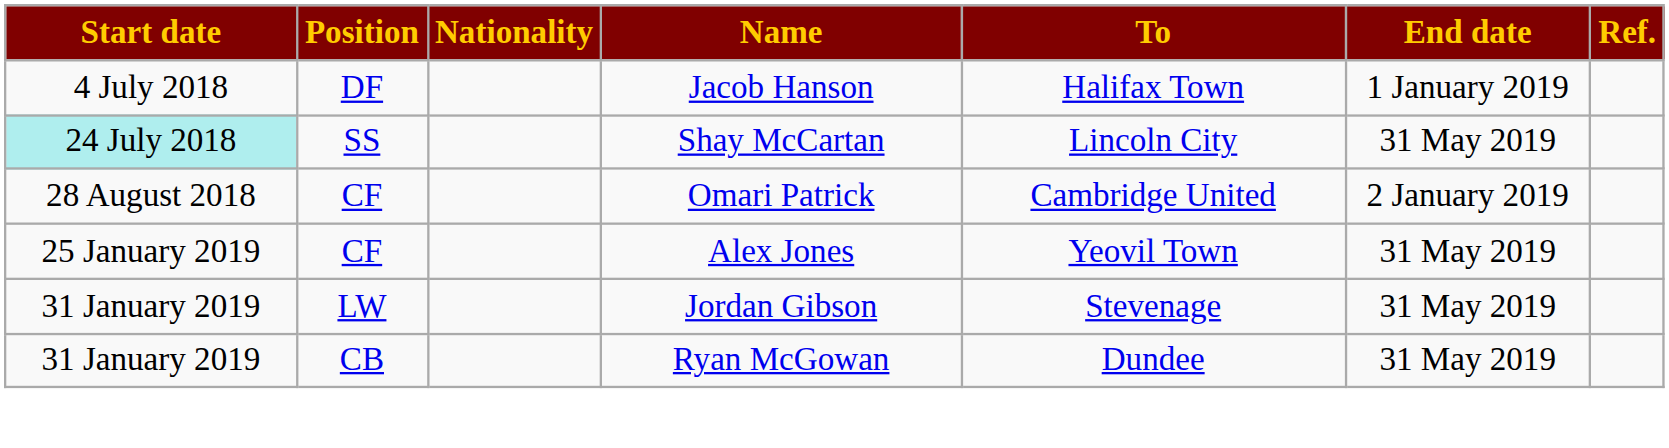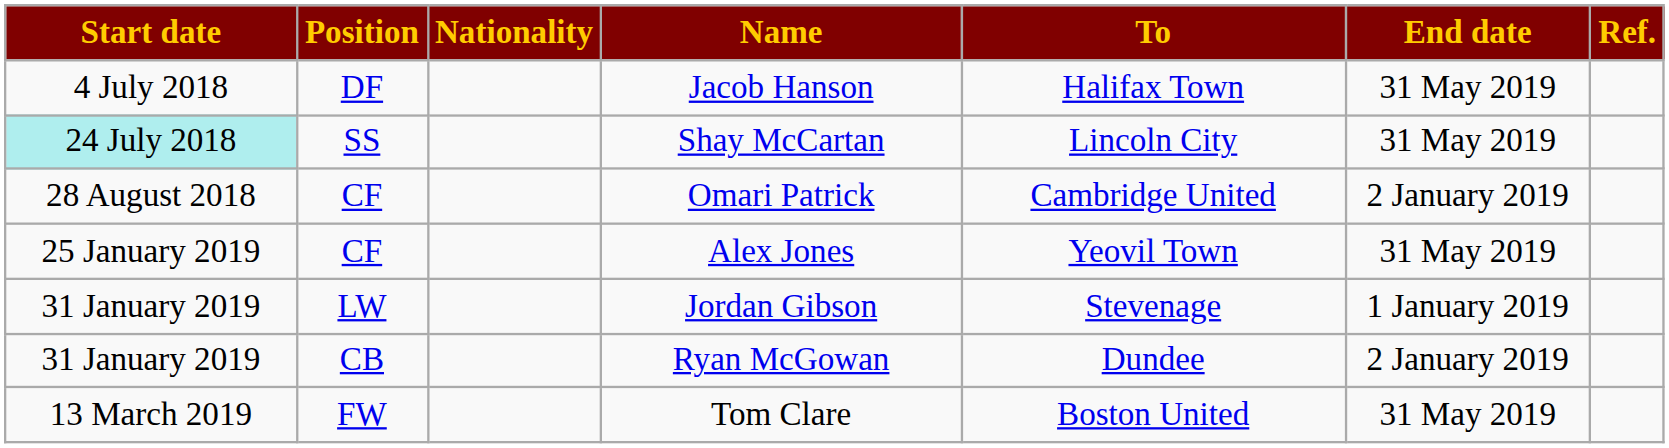(1468, 86) 1 January 2019 -> (1468, 86) 31 May 2019
(1468, 305) 31 May 2019 -> (1468, 305) 1 January 2019
(1468, 359) 31 May 2019 -> (1468, 359) 2 January 2019
+ row: (781, 414)
